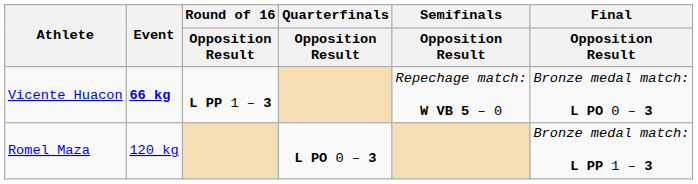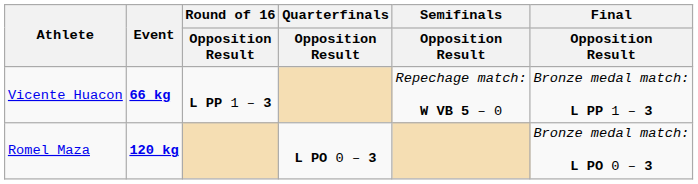(611, 95) Bronze medal match: L PO 0 – 3 -> (611, 95) Bronze medal match: L PP 1 – 3
(154, 150) normal -> (154, 150) bold
(611, 150) Bronze medal match: L PP 1 – 3 -> (611, 150) Bronze medal match: L PO 0 – 3
